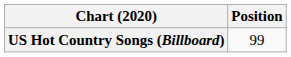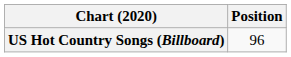(257, 39) 99 -> (257, 39) 96
